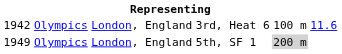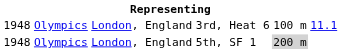(17, 25) 1942 -> (17, 25) 1948
(324, 25) 11.6 -> (324, 25) 11.1
(17, 42) 1949 -> (17, 42) 1948
